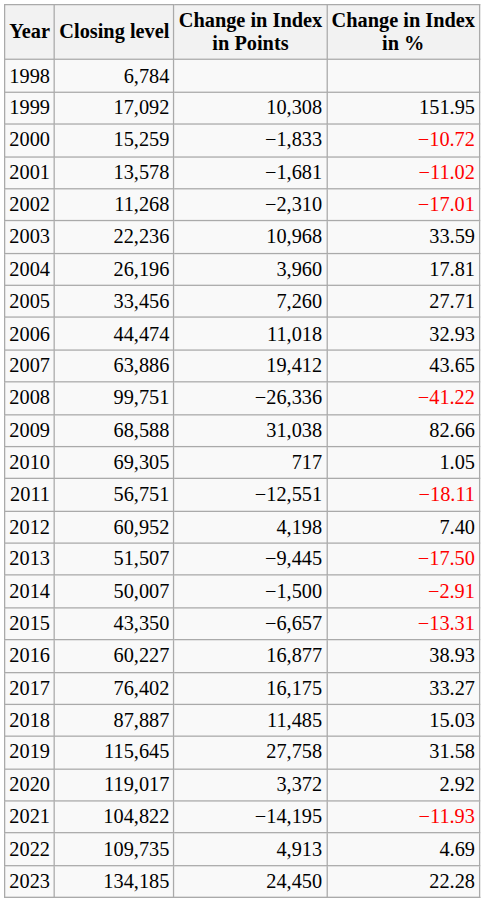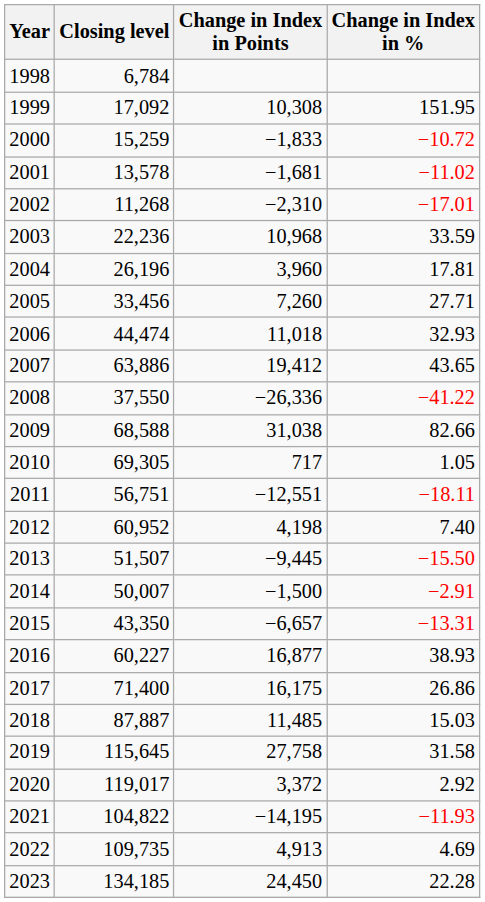(141, 397) 99,751 -> (141, 397) 37,550
(446, 559) −17.50 -> (446, 559) −15.50
(141, 687) 76,402 -> (141, 687) 71,400
(452, 687) 33.27 -> (452, 687) 26.86
